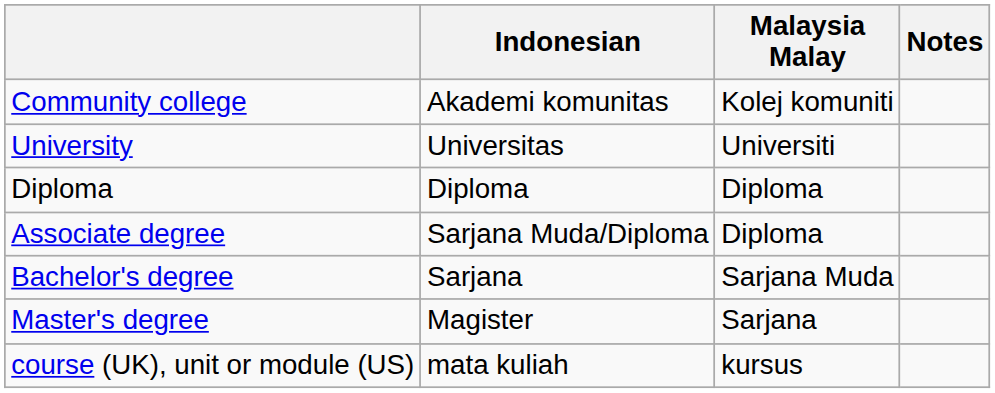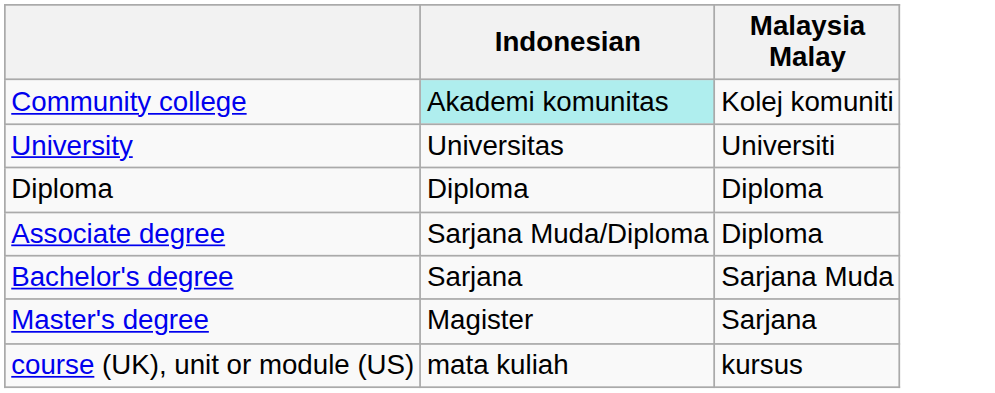- column: (945, 42)
(548, 101) no background -> (548, 101) paleturquoise background
